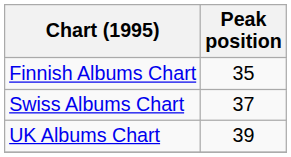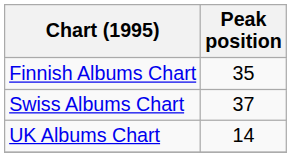(244, 135) 39 -> (244, 135) 14
